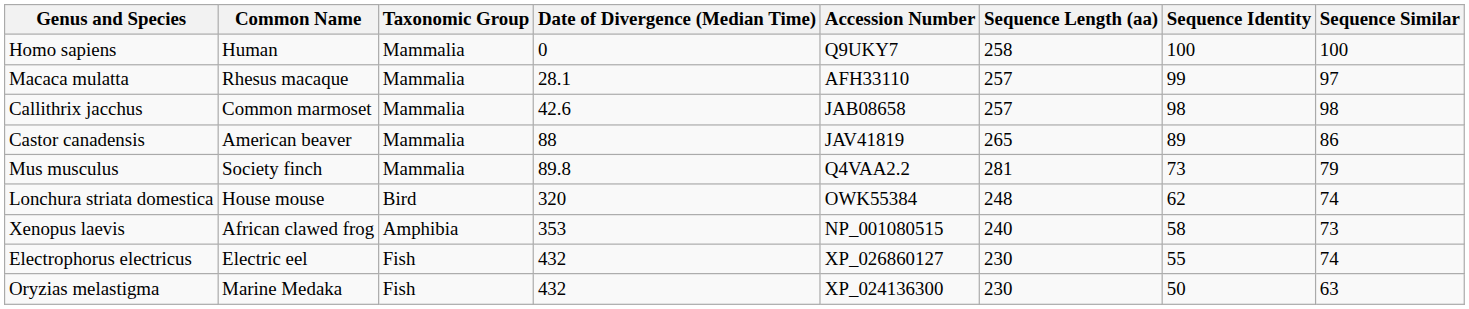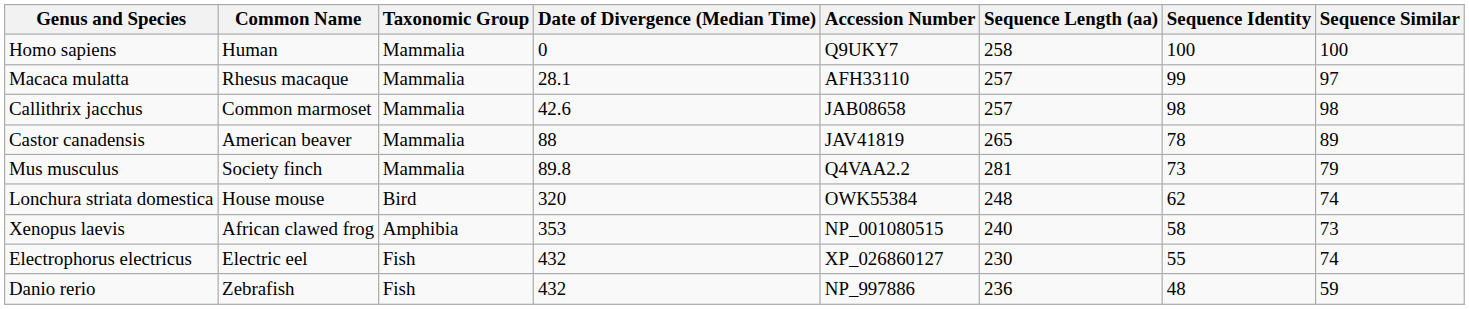(1176, 139) 89 -> (1176, 139) 78
(1329, 139) 86 -> (1329, 139) 89
- row: (84, 288)
+ row: (52, 288)
